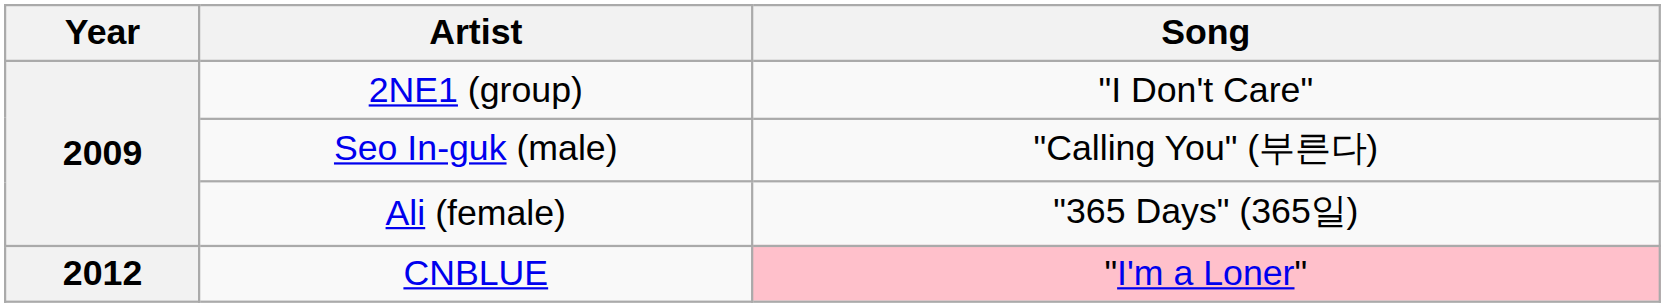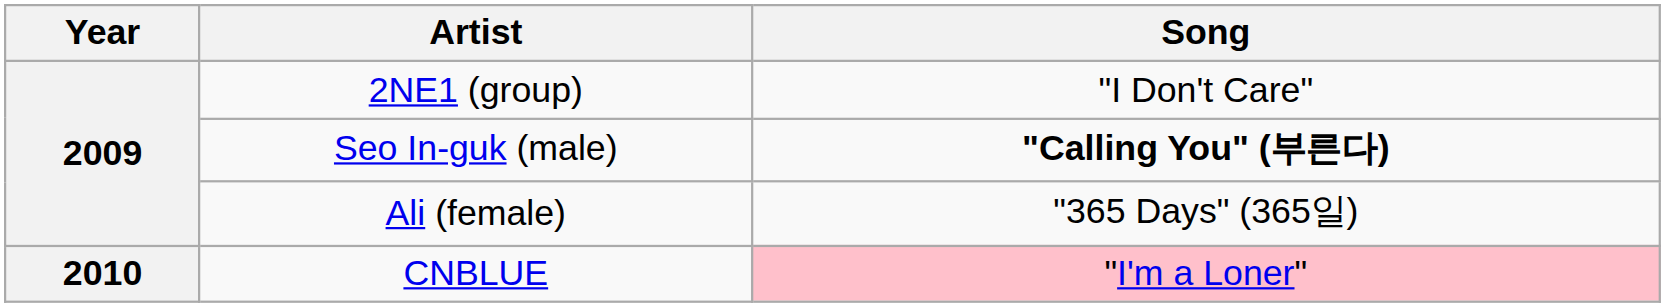(1206, 148) normal -> (1206, 148) bold
(103, 272) 2012 -> (103, 272) 2010
